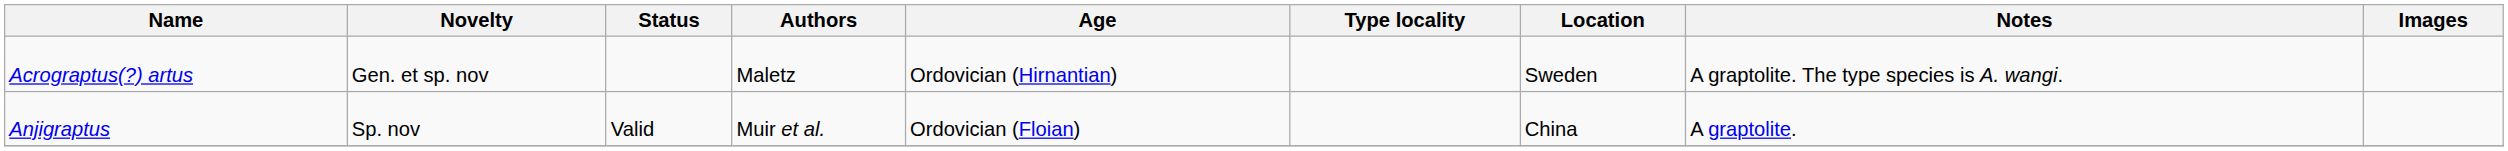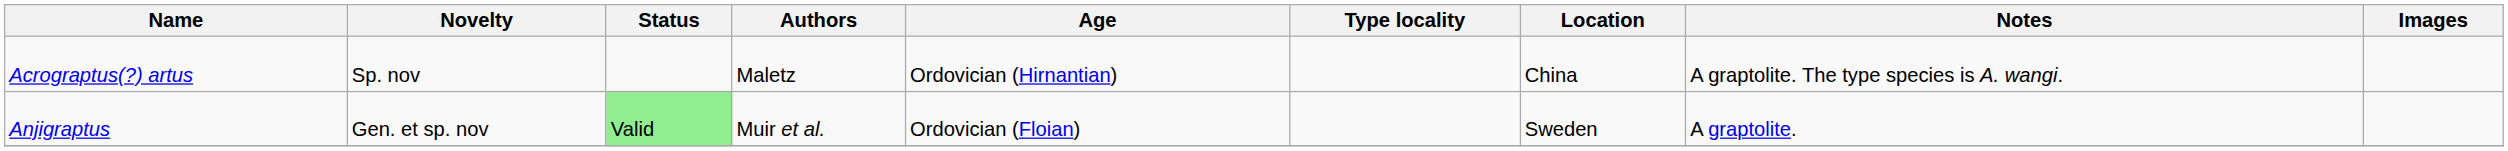(420, 75) Gen. et sp. nov -> (386, 75) Sp. nov
(1561, 75) Sweden -> (1551, 75) China
(386, 129) Sp. nov -> (420, 129) Gen. et sp. nov
(632, 129) no background -> (632, 129) lightgreen background
(1551, 129) China -> (1561, 129) Sweden
